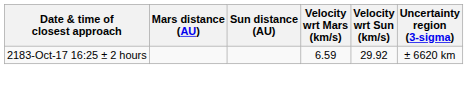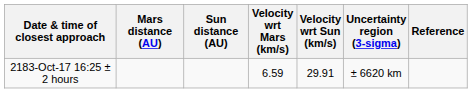+ column: (438, 32)
(374, 55) 29.92 -> (320, 73) 29.91
